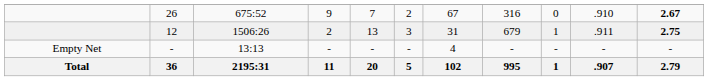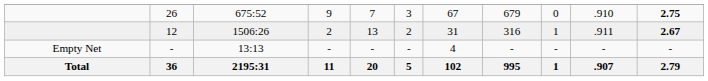(409, 13) 2 -> (409, 13) 3
(512, 13) 316 -> (512, 13) 679
(670, 13) 2.67 -> (670, 13) 2.75
(409, 31) 3 -> (409, 31) 2
(512, 31) 679 -> (512, 31) 316
(670, 31) 2.75 -> (670, 31) 2.67
